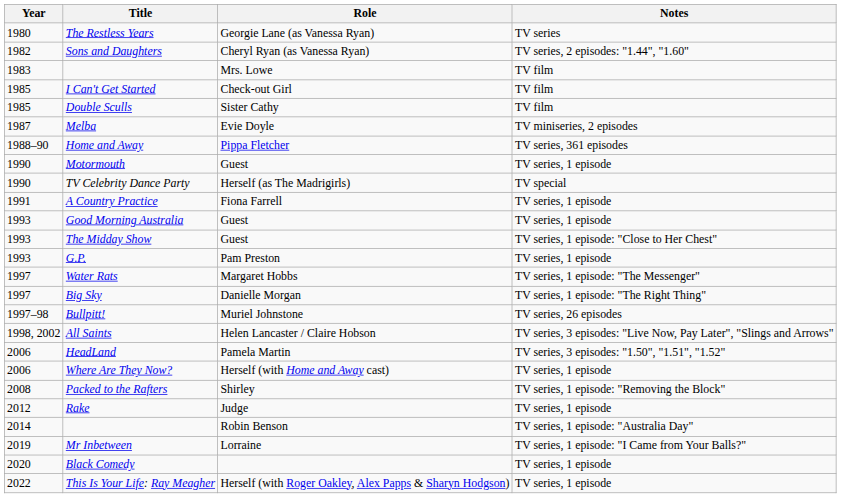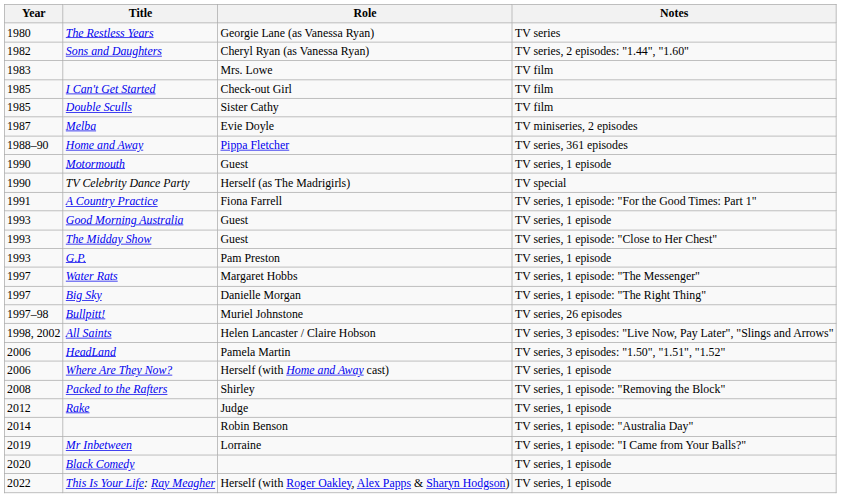(563, 201) TV series, 1 episode -> (636, 201) TV series, 1 episode: "For the Good Times: Part 1"
